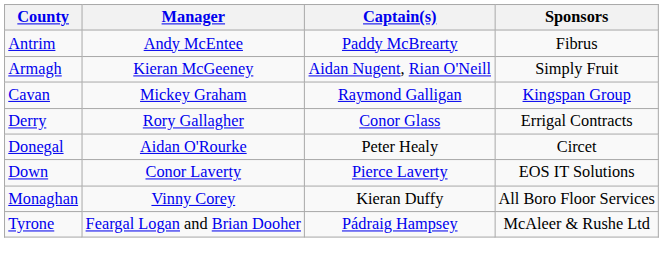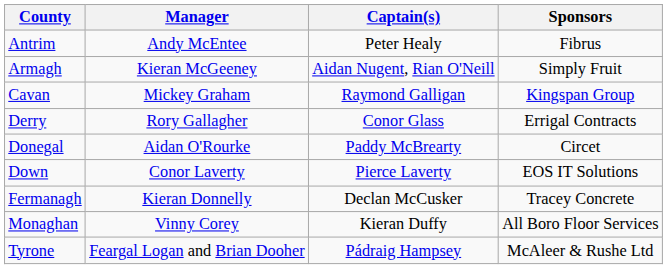(400, 43) Paddy McBrearty -> (403, 43) Peter Healy
(400, 146) Peter Healy -> (403, 146) Paddy McBrearty
+ row: (45, 198)
